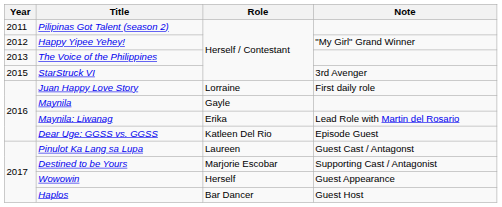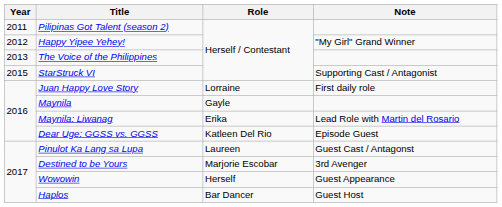(341, 73) 3rd Avenger -> (376, 73) Supporting Cast / Antagonist
(376, 164) Supporting Cast / Antagonist -> (341, 164) 3rd Avenger
